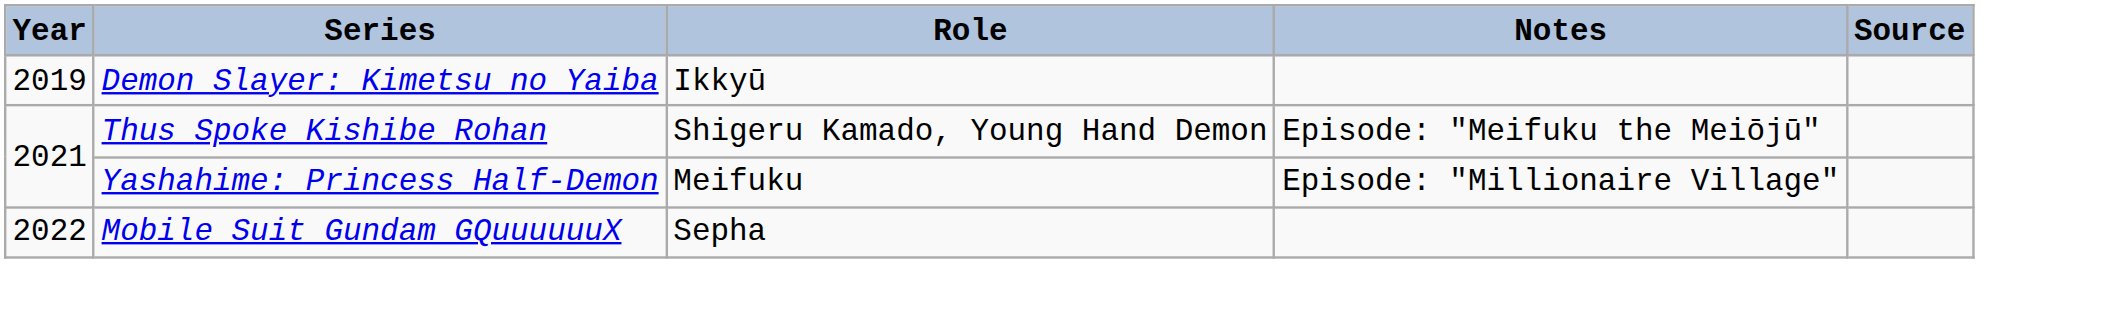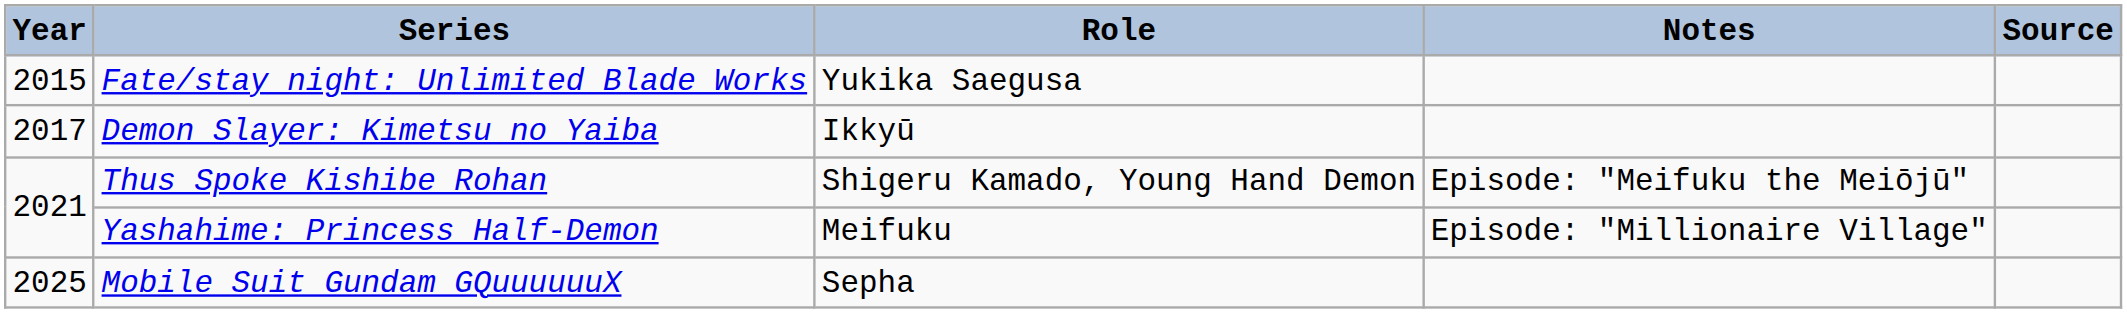+ row: (454, 81)
(50, 81) 2019 -> (50, 131) 2017
(50, 232) 2022 -> (50, 283) 2025
